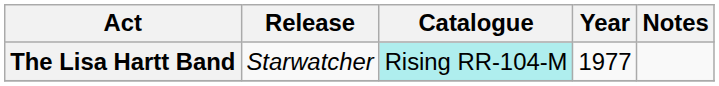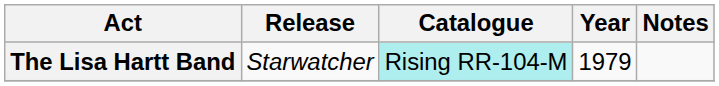(605, 61) 1977 -> (605, 61) 1979
